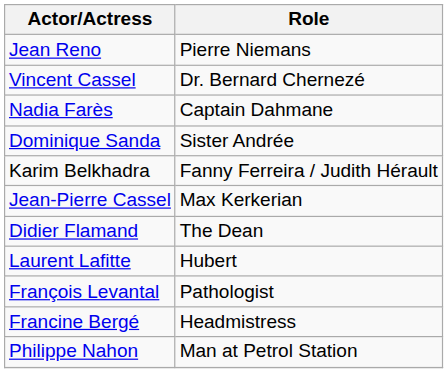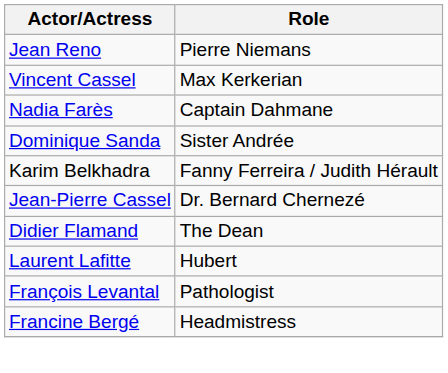(272, 79) Dr. Bernard Chernezé -> (241, 79) Max Kerkerian
(241, 200) Max Kerkerian -> (272, 200) Dr. Bernard Chernezé
- row: (74, 351)
